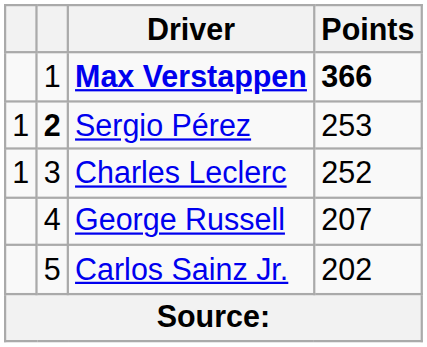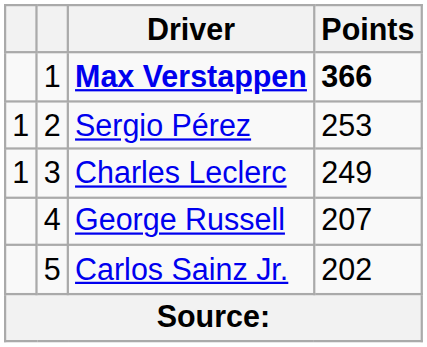(52, 125) bold -> (52, 125) normal
(347, 173) 252 -> (347, 173) 249
